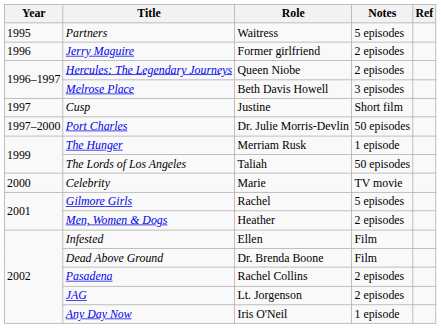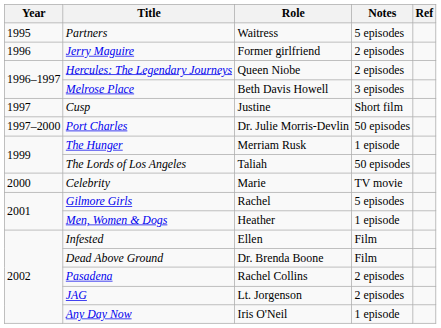(379, 220) 2 episodes -> (377, 220) 1 episode
